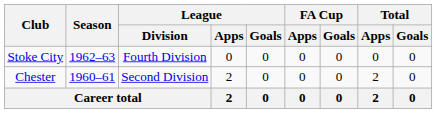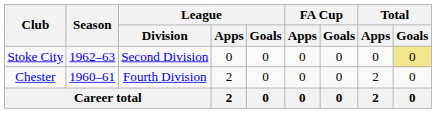(165, 56) Fourth Division -> (165, 56) Second Division
(412, 56) no background -> (412, 56) khaki background
(165, 77) Second Division -> (165, 77) Fourth Division
